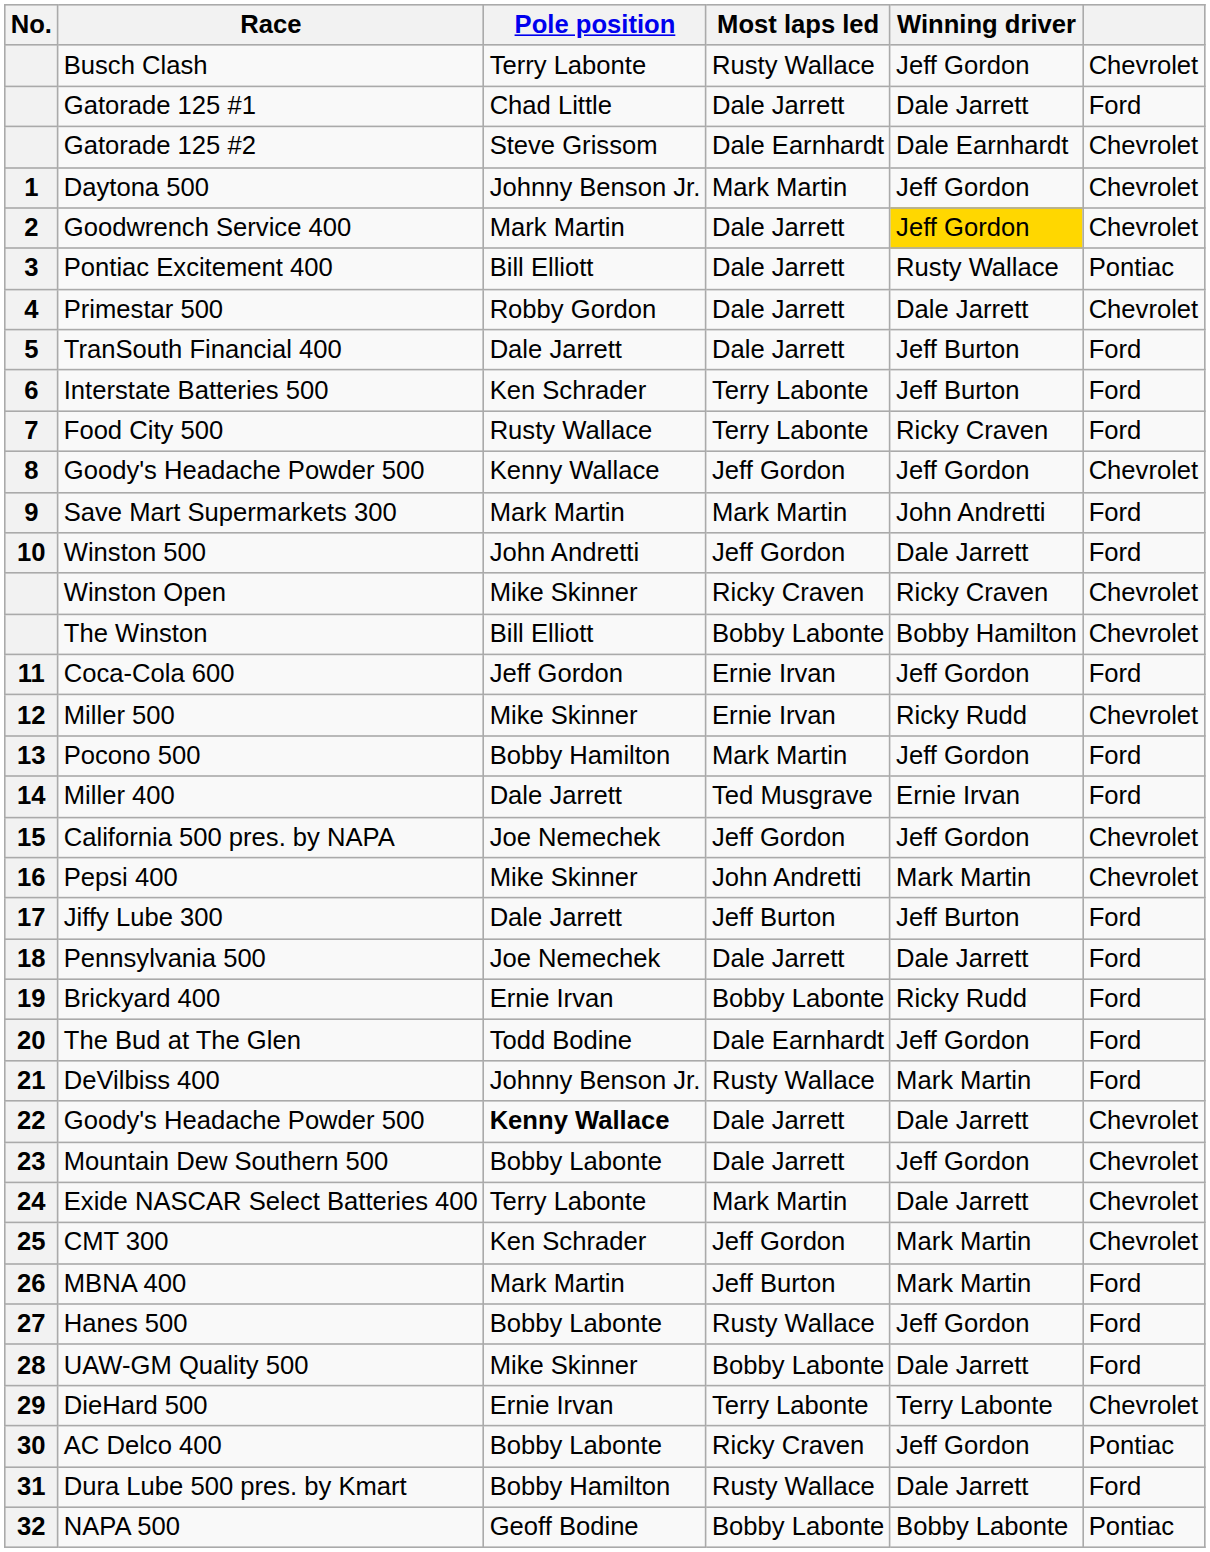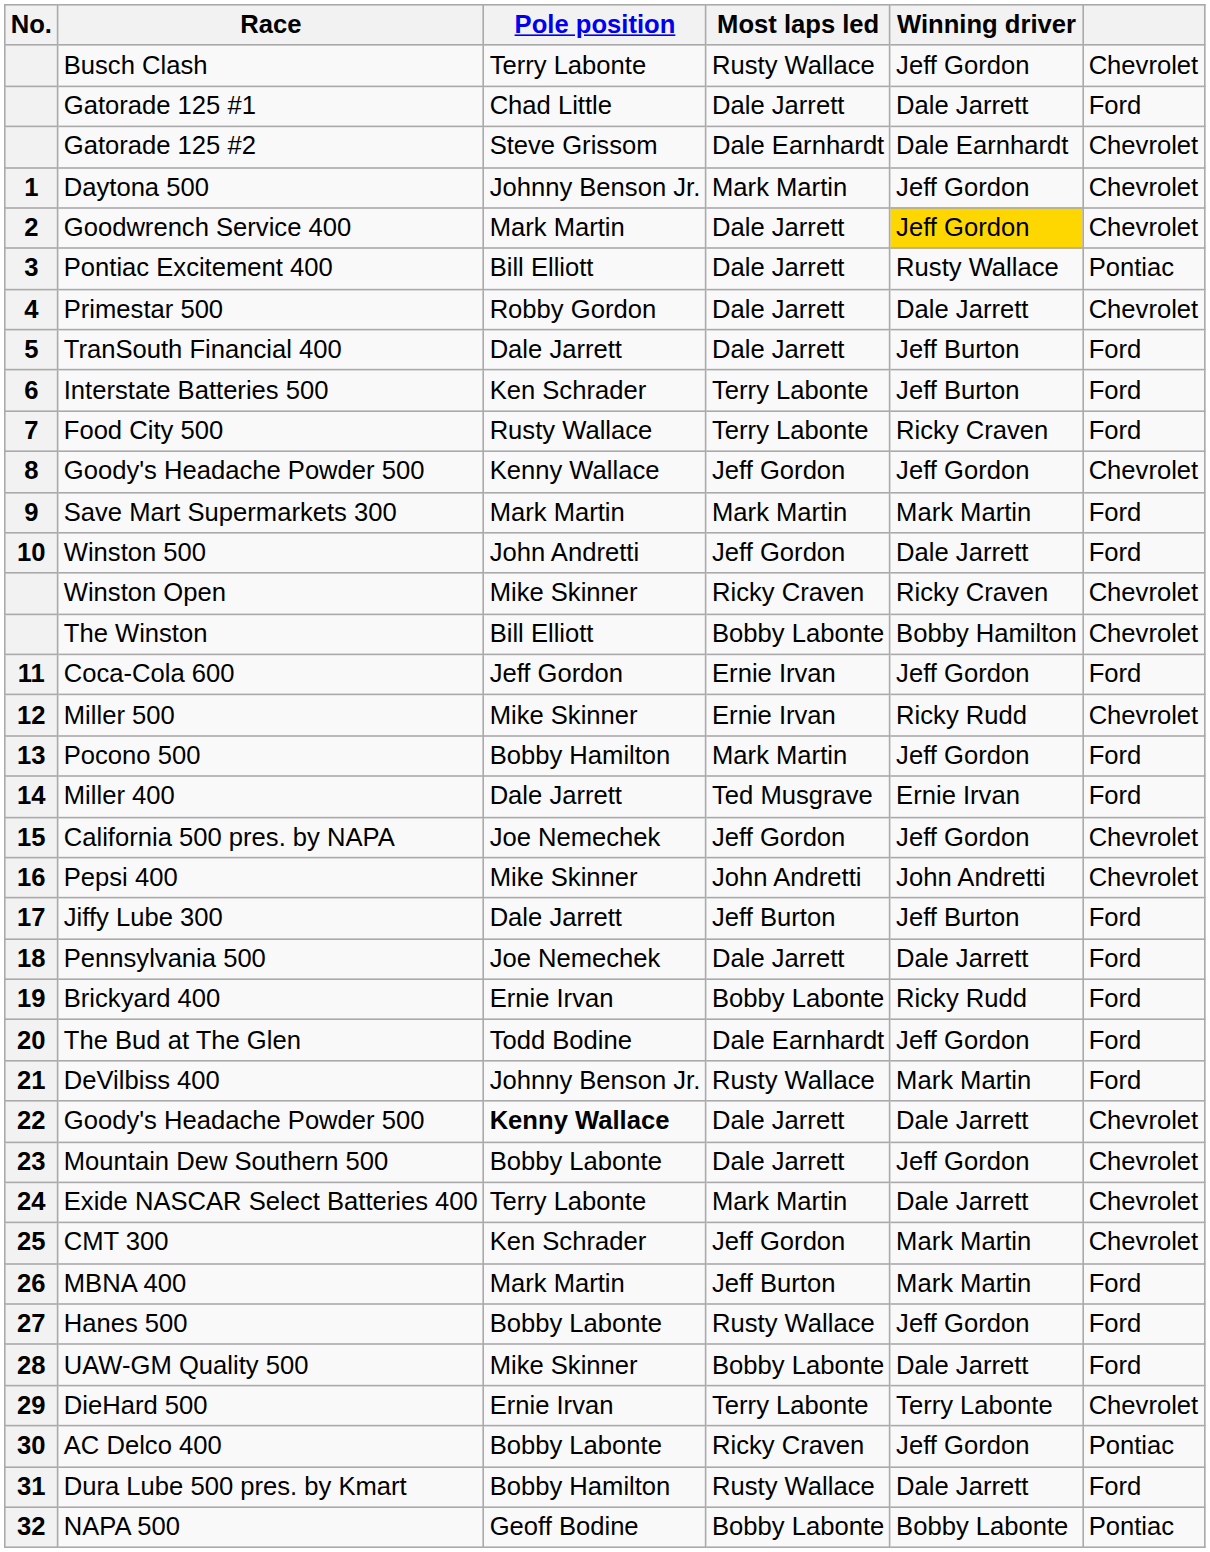(971, 512) John Andretti -> (964, 512) Mark Martin
(964, 877) Mark Martin -> (971, 877) John Andretti
